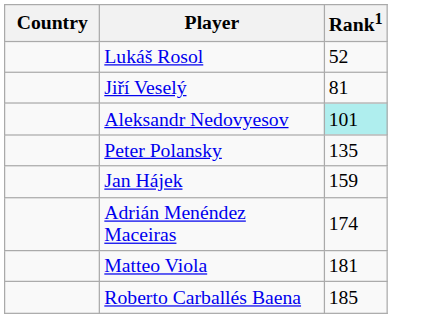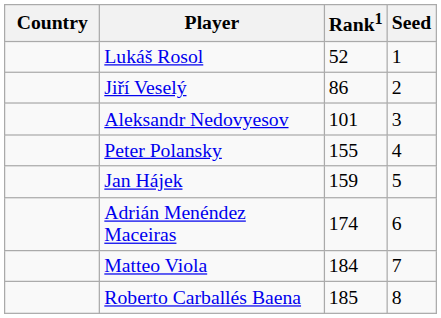+ column: (412, 22)
(338, 87) 81 -> (338, 87) 86
(343, 119) paleturquoise background -> (343, 119) no background
(343, 150) 135 -> (343, 150) 155
(343, 266) 181 -> (343, 266) 184
